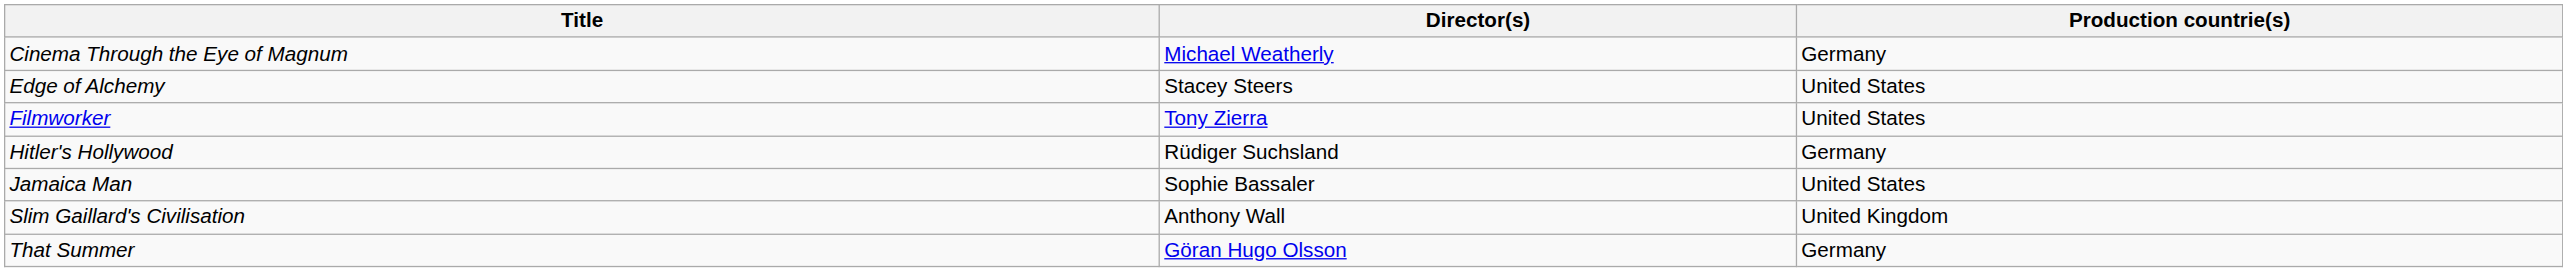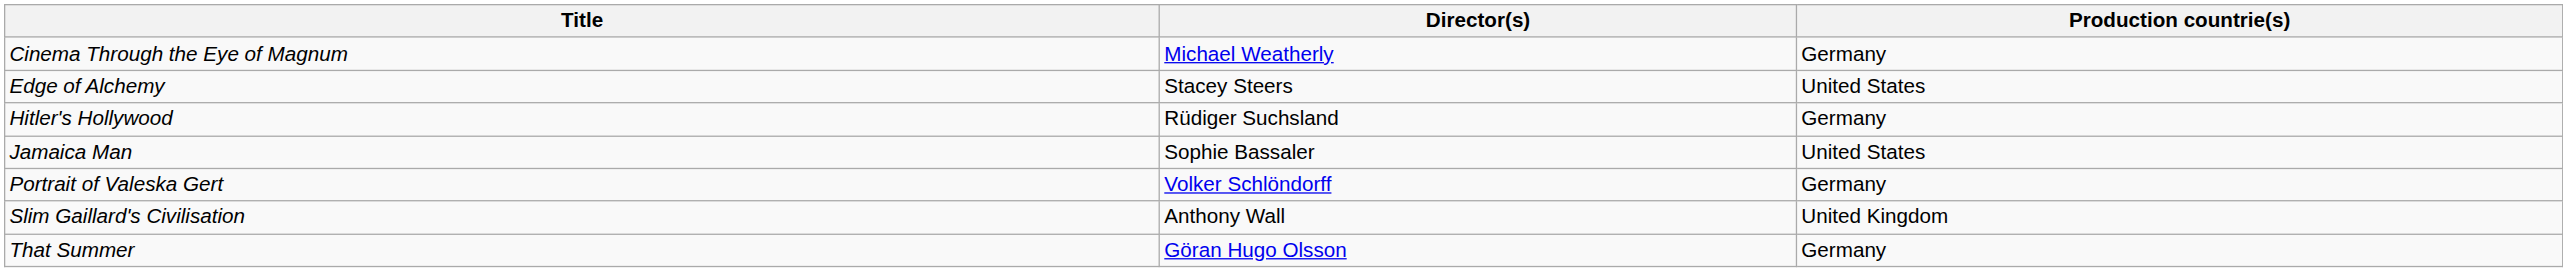- row: (60, 119)
+ row: (116, 184)
